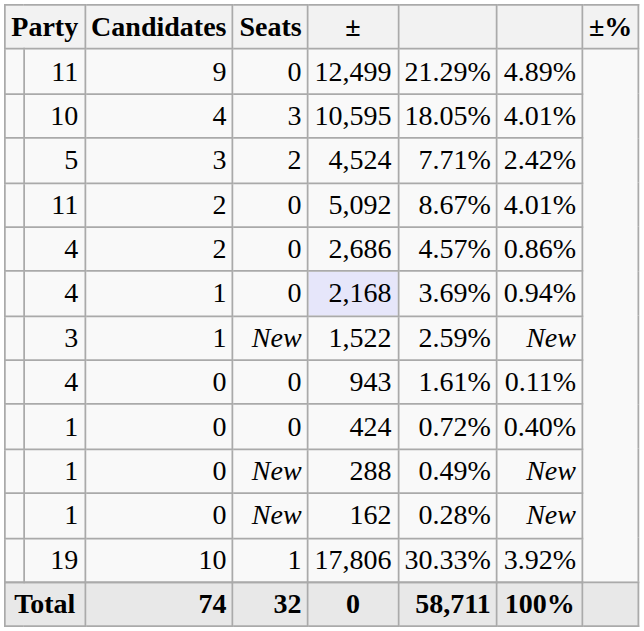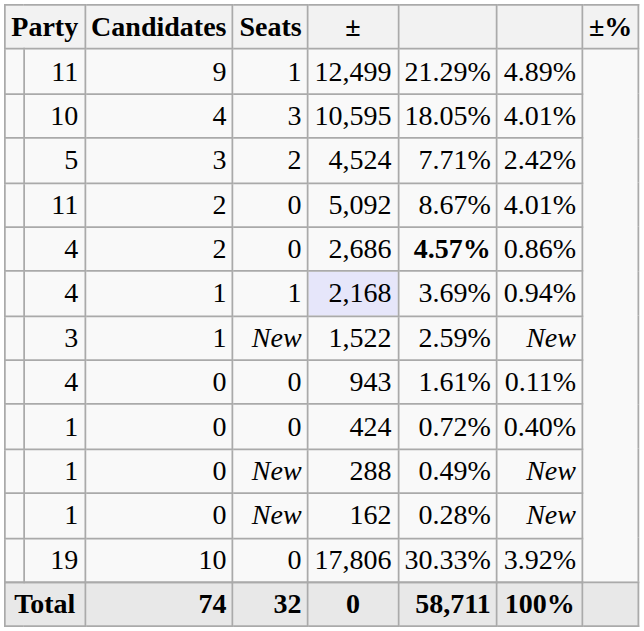(295, 71) 0 -> (295, 71) 1
(455, 248) normal -> (452, 248) bold
(295, 293) 0 -> (295, 293) 1
(295, 559) 1 -> (295, 559) 0
